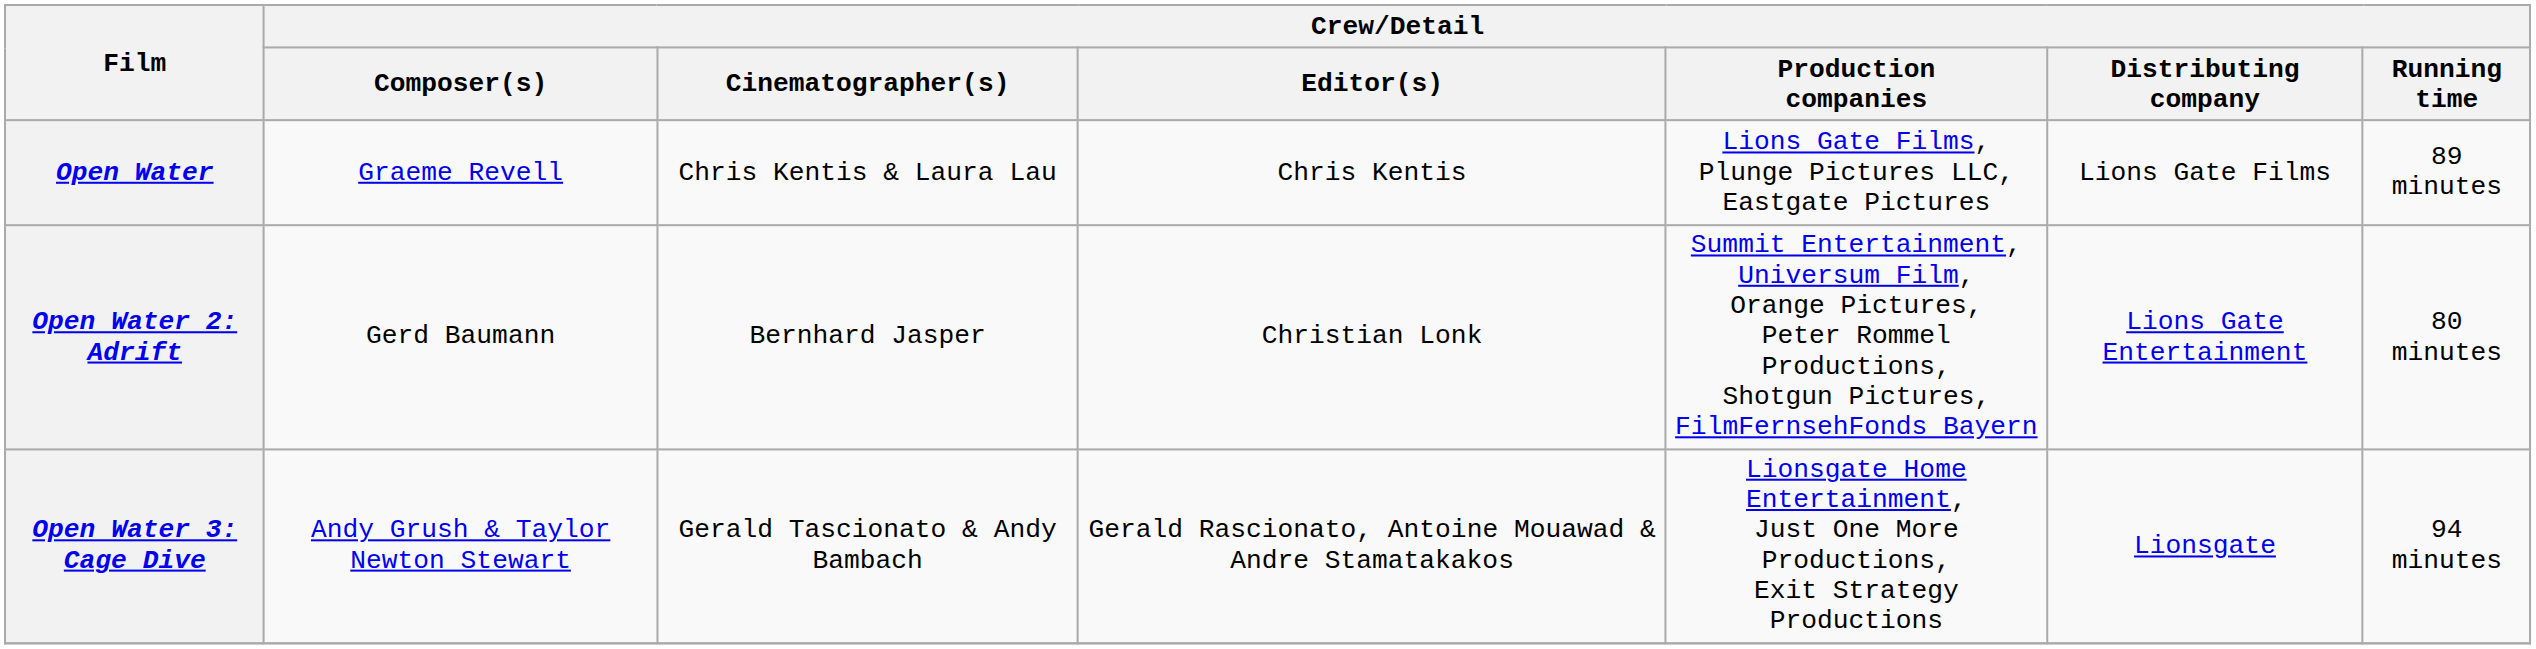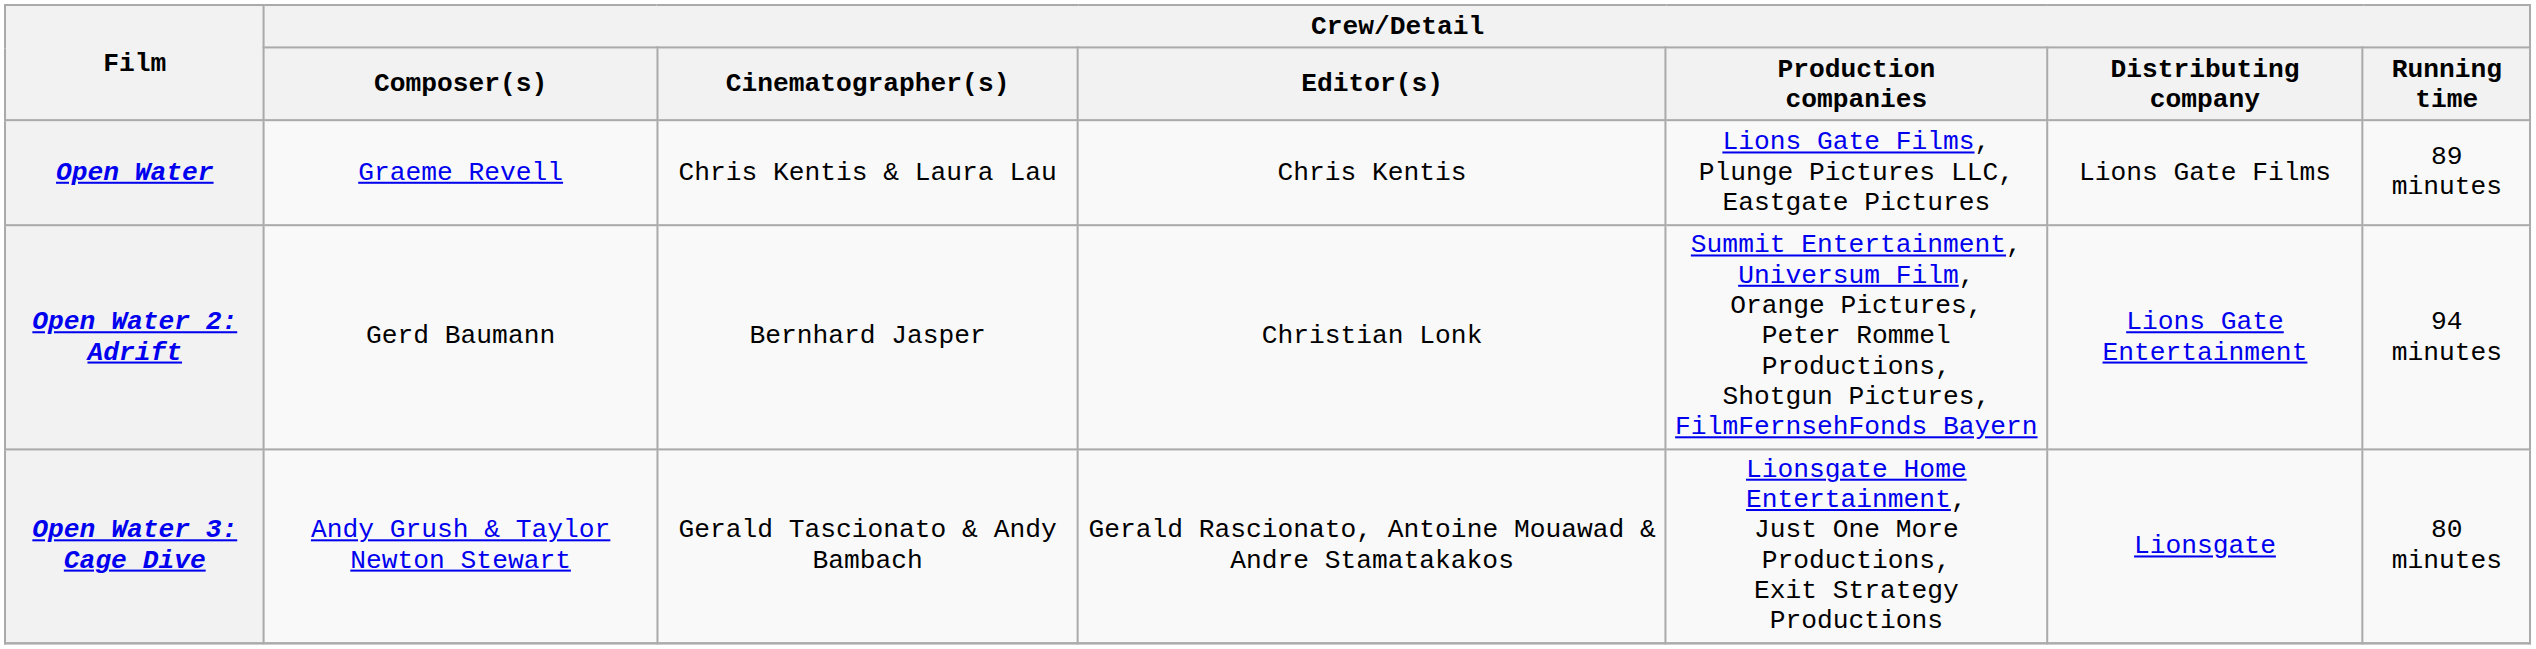(2447, 337) 80 minutes -> (2447, 337) 94 minutes
(2447, 546) 94 minutes -> (2447, 546) 80 minutes
